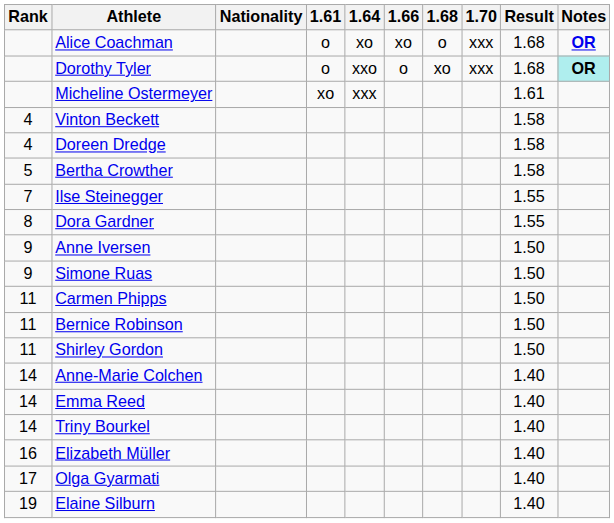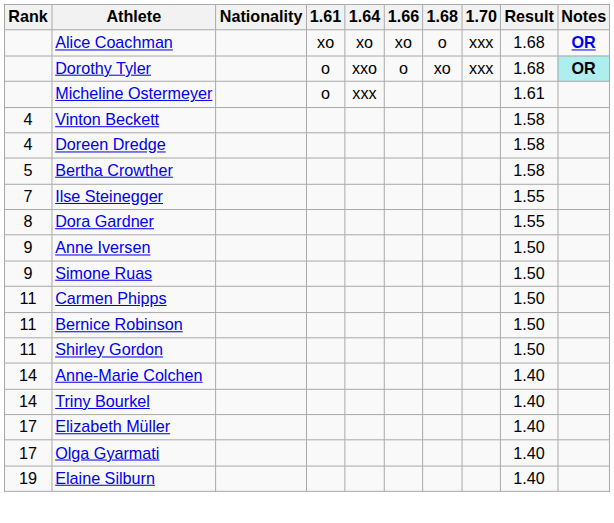(326, 42) o -> (326, 42) xo
(326, 94) xo -> (326, 94) o
- row: (100, 401)
(28, 453) 16 -> (28, 427) 17
